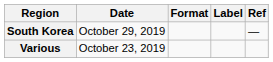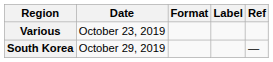rows swapped: (40, 48) <-> (40, 31)
